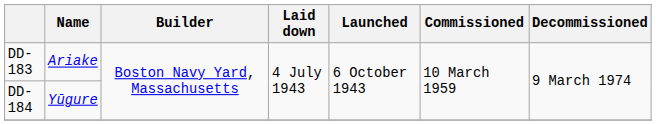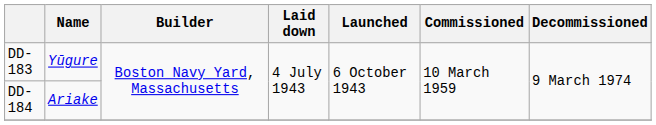(73, 62) Ariake -> (73, 62) Yūgure
(73, 100) Yūgure -> (73, 100) Ariake
